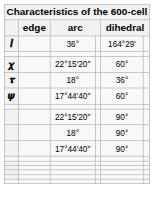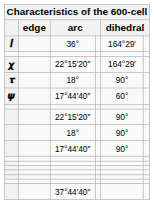(122, 65) 60° -> (122, 65) 164°29′
(122, 81) 36° -> (122, 81) 90°
+ row: (11, 192)
